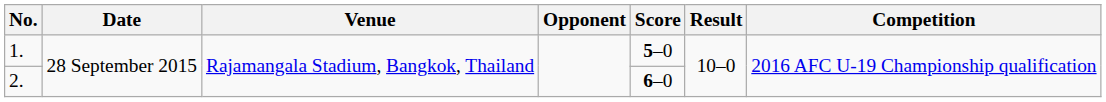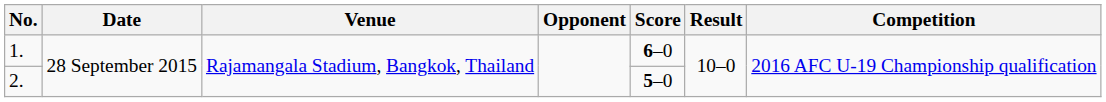(658, 50) 5–0 -> (658, 50) 6–0
(658, 81) 6–0 -> (658, 81) 5–0
